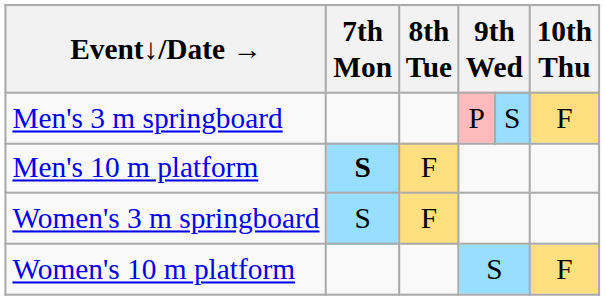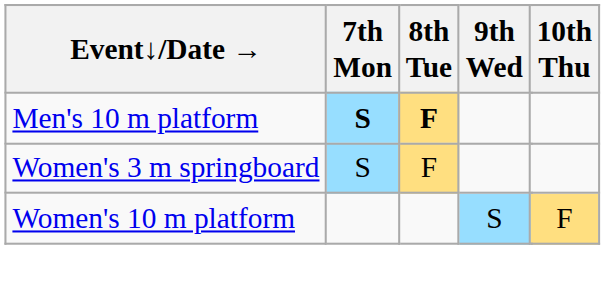- row: (148, 117)
(429, 168) normal -> (429, 117) bold
